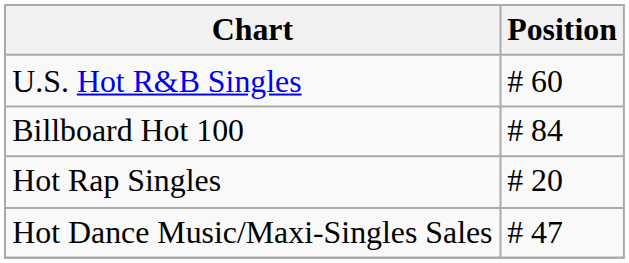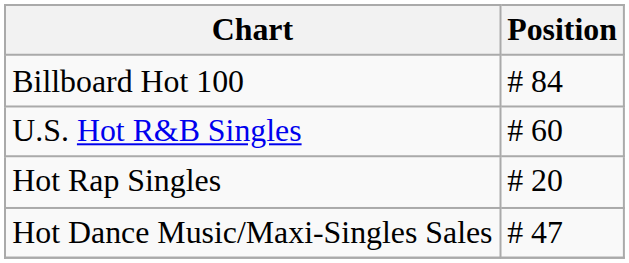rows swapped: (128, 130) <-> (157, 80)
